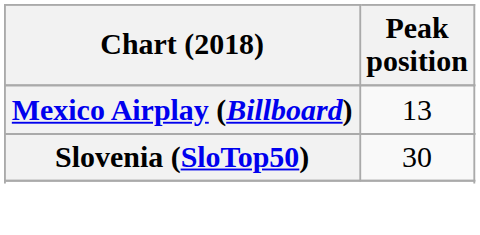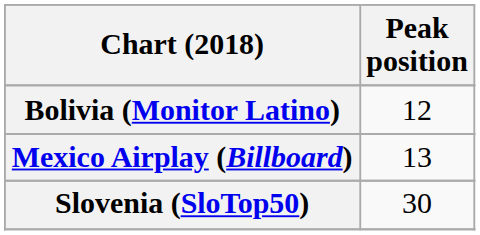+ row: (182, 109)
